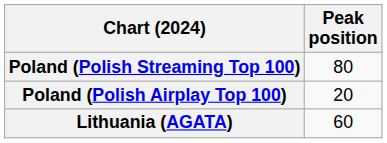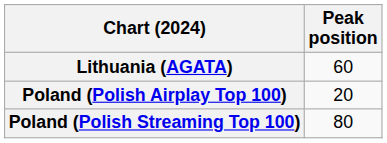rows swapped: (155, 123) <-> (155, 66)
